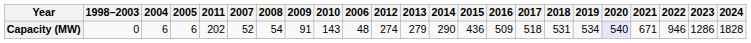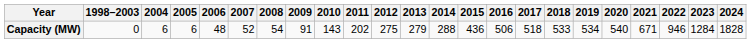columns swapped: (357, 13) <-> (213, 13)
(389, 30) 274 -> (389, 30) 275
(446, 30) 290 -> (446, 30) 288
(504, 30) 509 -> (504, 30) 506
(562, 30) 531 -> (562, 30) 533
(619, 30) lavender background -> (619, 30) no background
(703, 30) 1286 -> (703, 30) 1284
